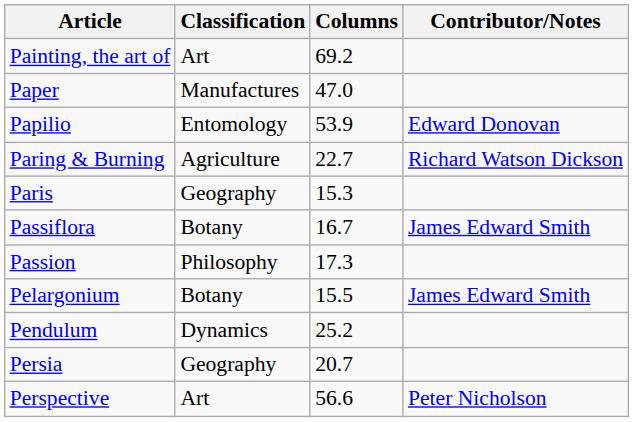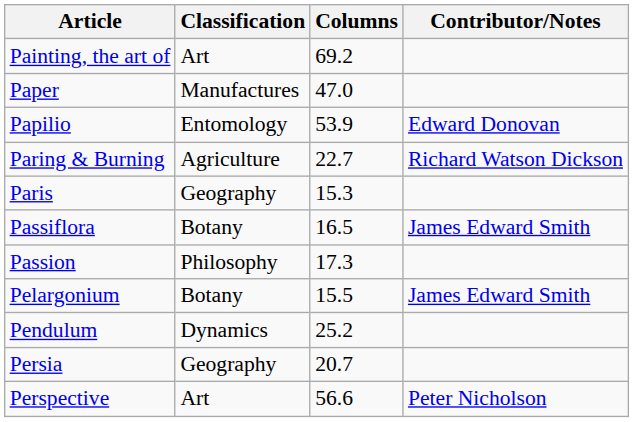(334, 227) 16.7 -> (334, 227) 16.5
